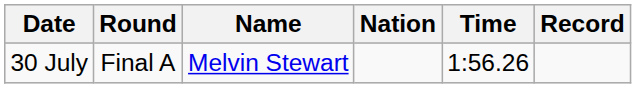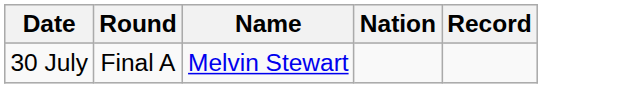- column: (488, 23)
